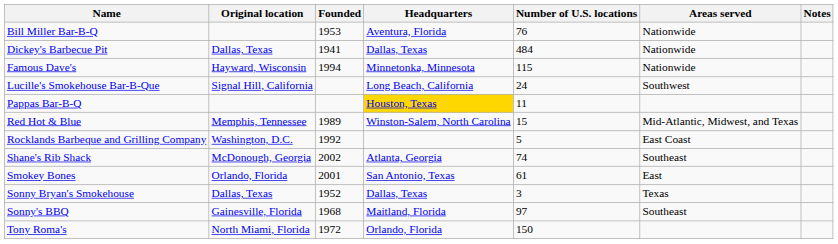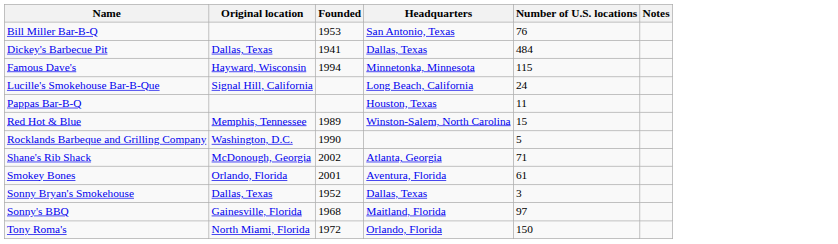- column: (720, 13)
(406, 31) Aventura, Florida -> (410, 31) San Antonio, Texas
(401, 103) gold background -> (401, 103) no background
(329, 139) 1992 -> (329, 139) 1990
(522, 157) 74 -> (522, 157) 71
(410, 175) San Antonio, Texas -> (406, 175) Aventura, Florida
